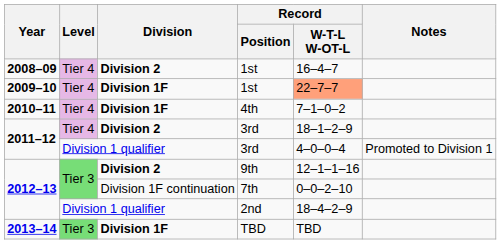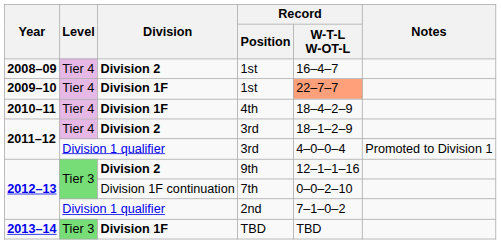(321, 108) 7–1–0–2 -> (324, 108) 18–4–2–9
(324, 209) 18–4–2–9 -> (321, 209) 7–1–0–2
